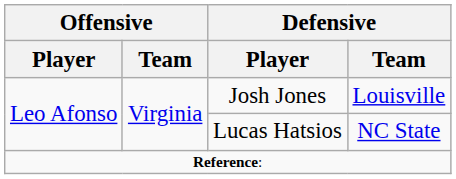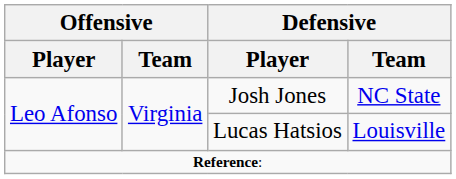(399, 95) Louisville -> (399, 95) NC State
(399, 131) NC State -> (399, 131) Louisville
